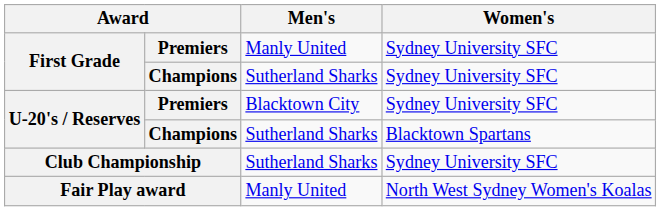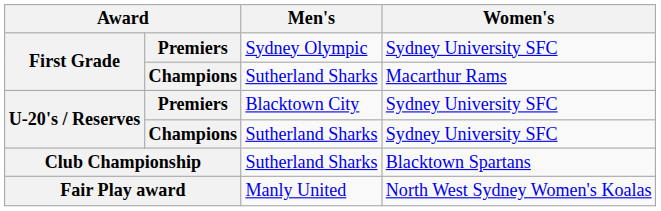(296, 47) Manly United -> (306, 47) Sydney Olympic
(472, 76) Sydney University SFC -> (446, 76) Macarthur Rams
(458, 133) Blacktown Spartans -> (472, 133) Sydney University SFC
(472, 162) Sydney University SFC -> (458, 162) Blacktown Spartans
